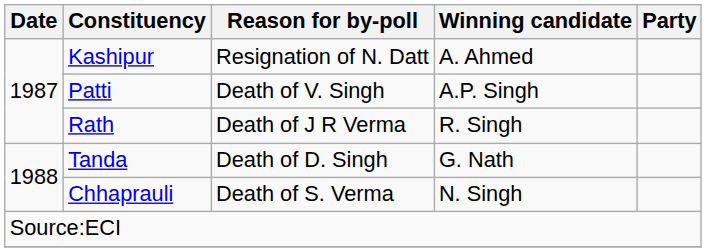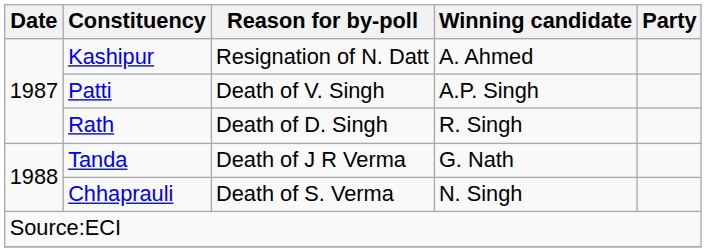(311, 125) Death of J R Verma -> (302, 125) Death of D. Singh
(302, 159) Death of D. Singh -> (311, 159) Death of J R Verma
